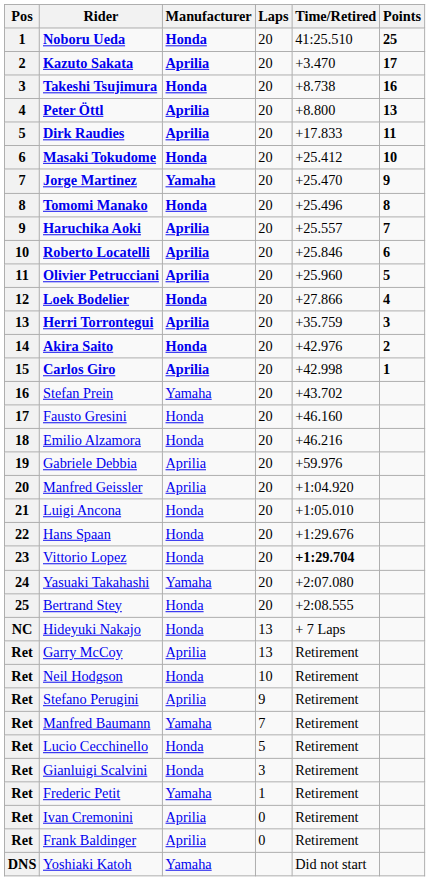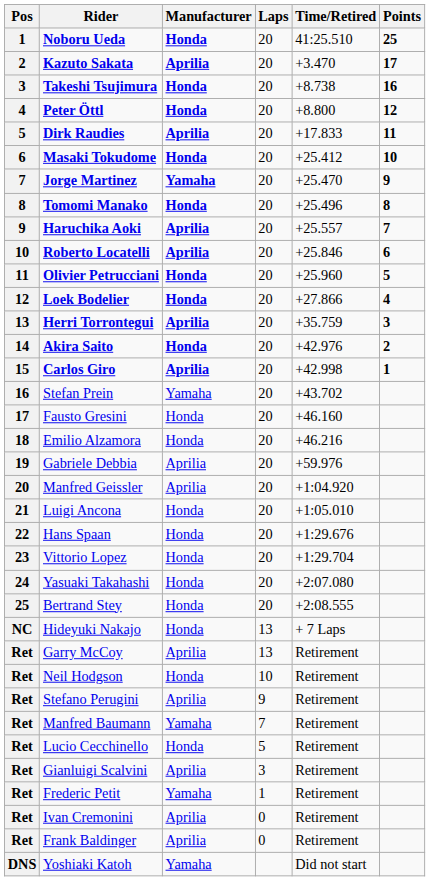(187, 110) Aprilia -> (186, 110) Honda
(390, 110) 13 -> (390, 110) 12
(187, 275) Aprilia -> (186, 275) Honda
(325, 558) bold -> (324, 558) normal
(189, 581) Yamaha -> (185, 581) Honda
(185, 770) Honda -> (186, 770) Aprilia
